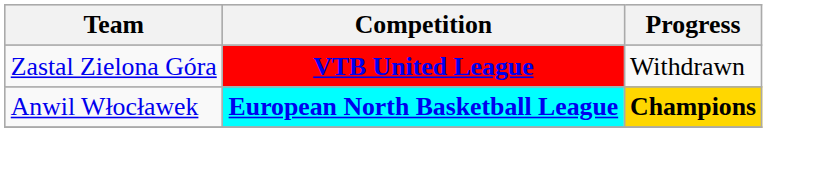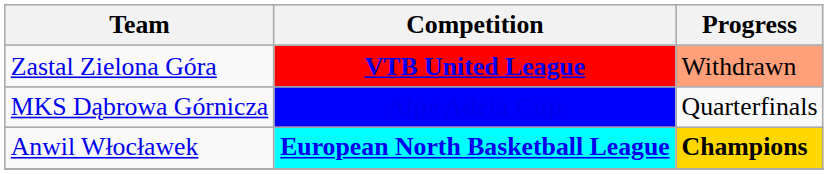(687, 65) no background -> (739, 65) lightsalmon background
+ row: (140, 106)
